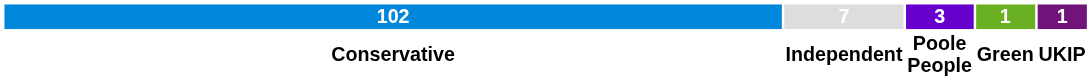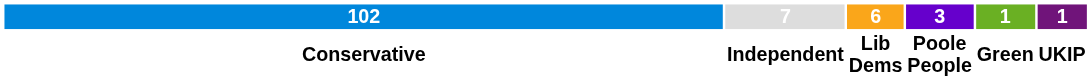+ column: (876, 16)
